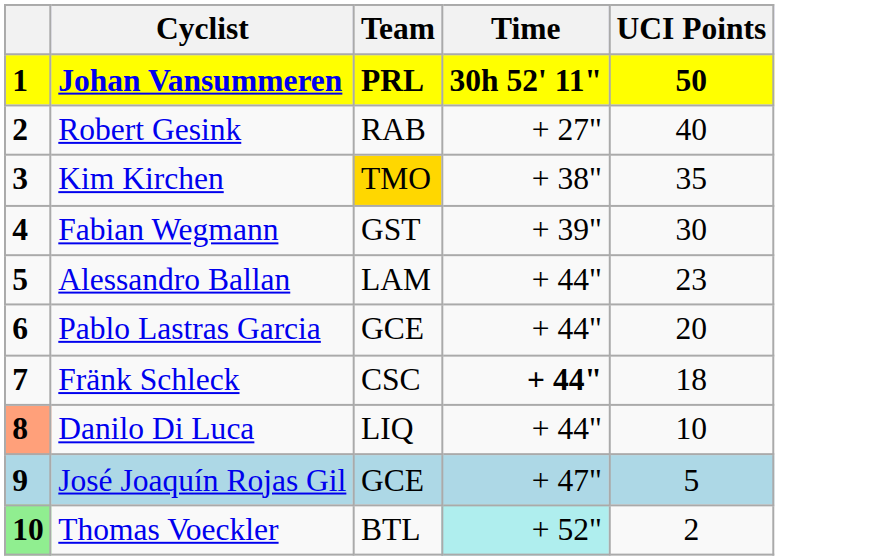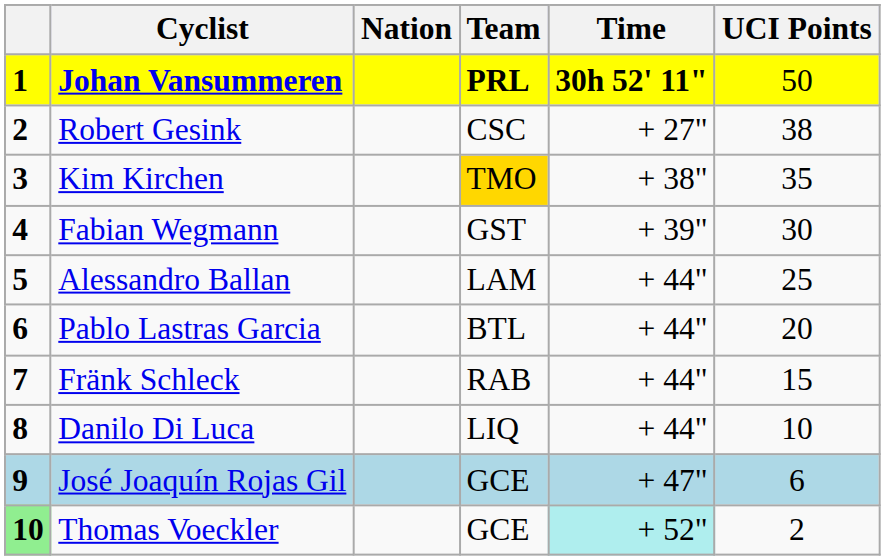+ column: (406, 29)
(691, 79) bold -> (797, 79) normal
(393, 129) RAB -> (496, 129) CSC
(691, 129) 40 -> (797, 129) 38
(691, 279) 23 -> (797, 279) 25
(392, 329) GCE -> (496, 329) BTL
(391, 379) CSC -> (499, 379) RAB
(564, 379) bold -> (673, 379) normal
(691, 379) 18 -> (797, 379) 15
(20, 429) lightsalmon background -> (20, 429) no background
(691, 479) 5 -> (797, 479) 6
(391, 529) BTL -> (498, 529) GCE
